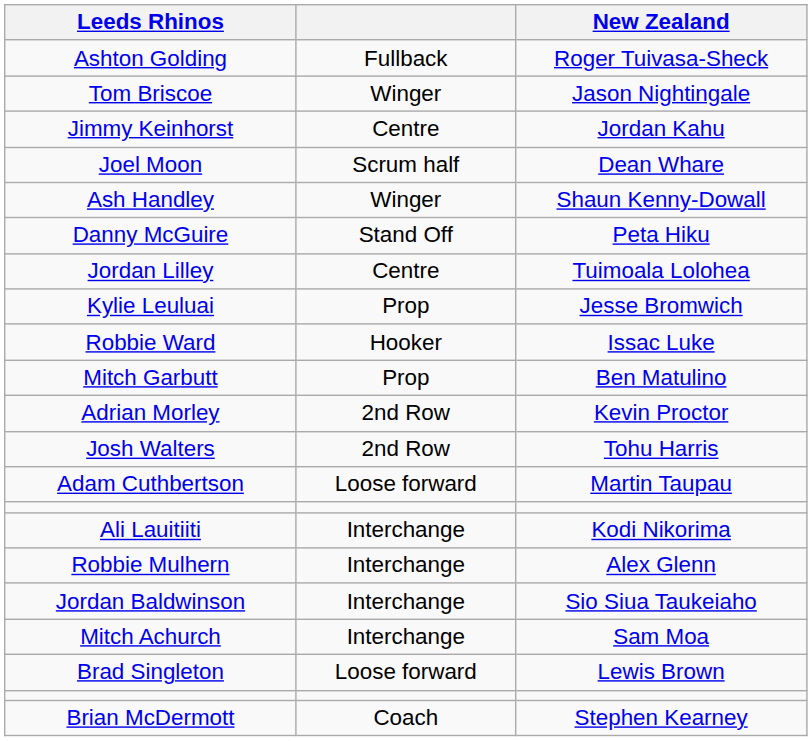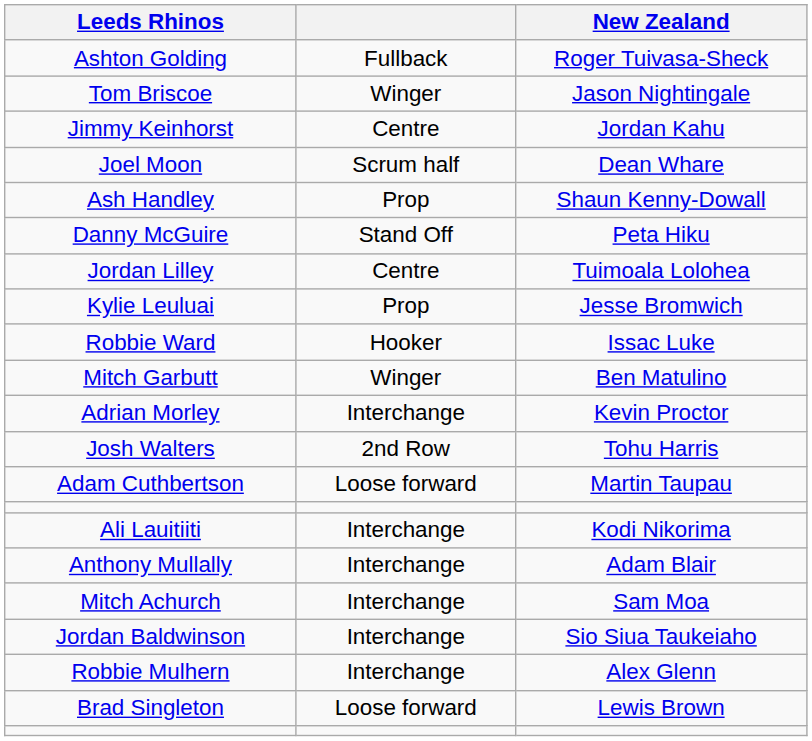(406, 199) Winger -> (406, 199) Prop
(406, 377) Prop -> (406, 377) Winger
(406, 413) 2nd Row -> (406, 413) Interchange
+ row: (150, 565)
rows swapped: (150, 636) <-> (150, 565)
- row: (150, 717)
